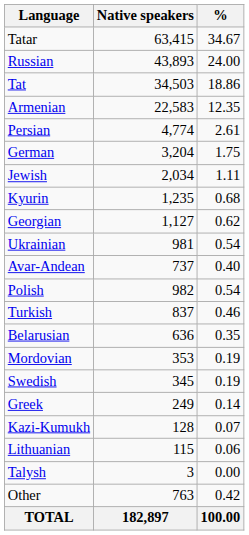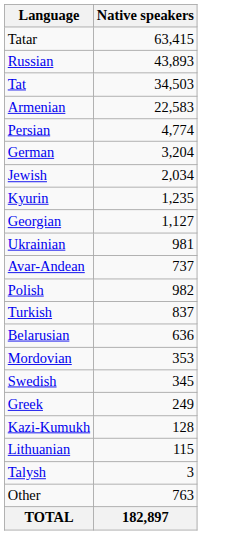- column: (220, 15)
